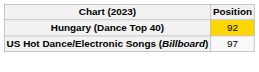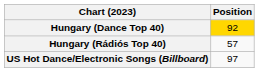+ row: (107, 43)
